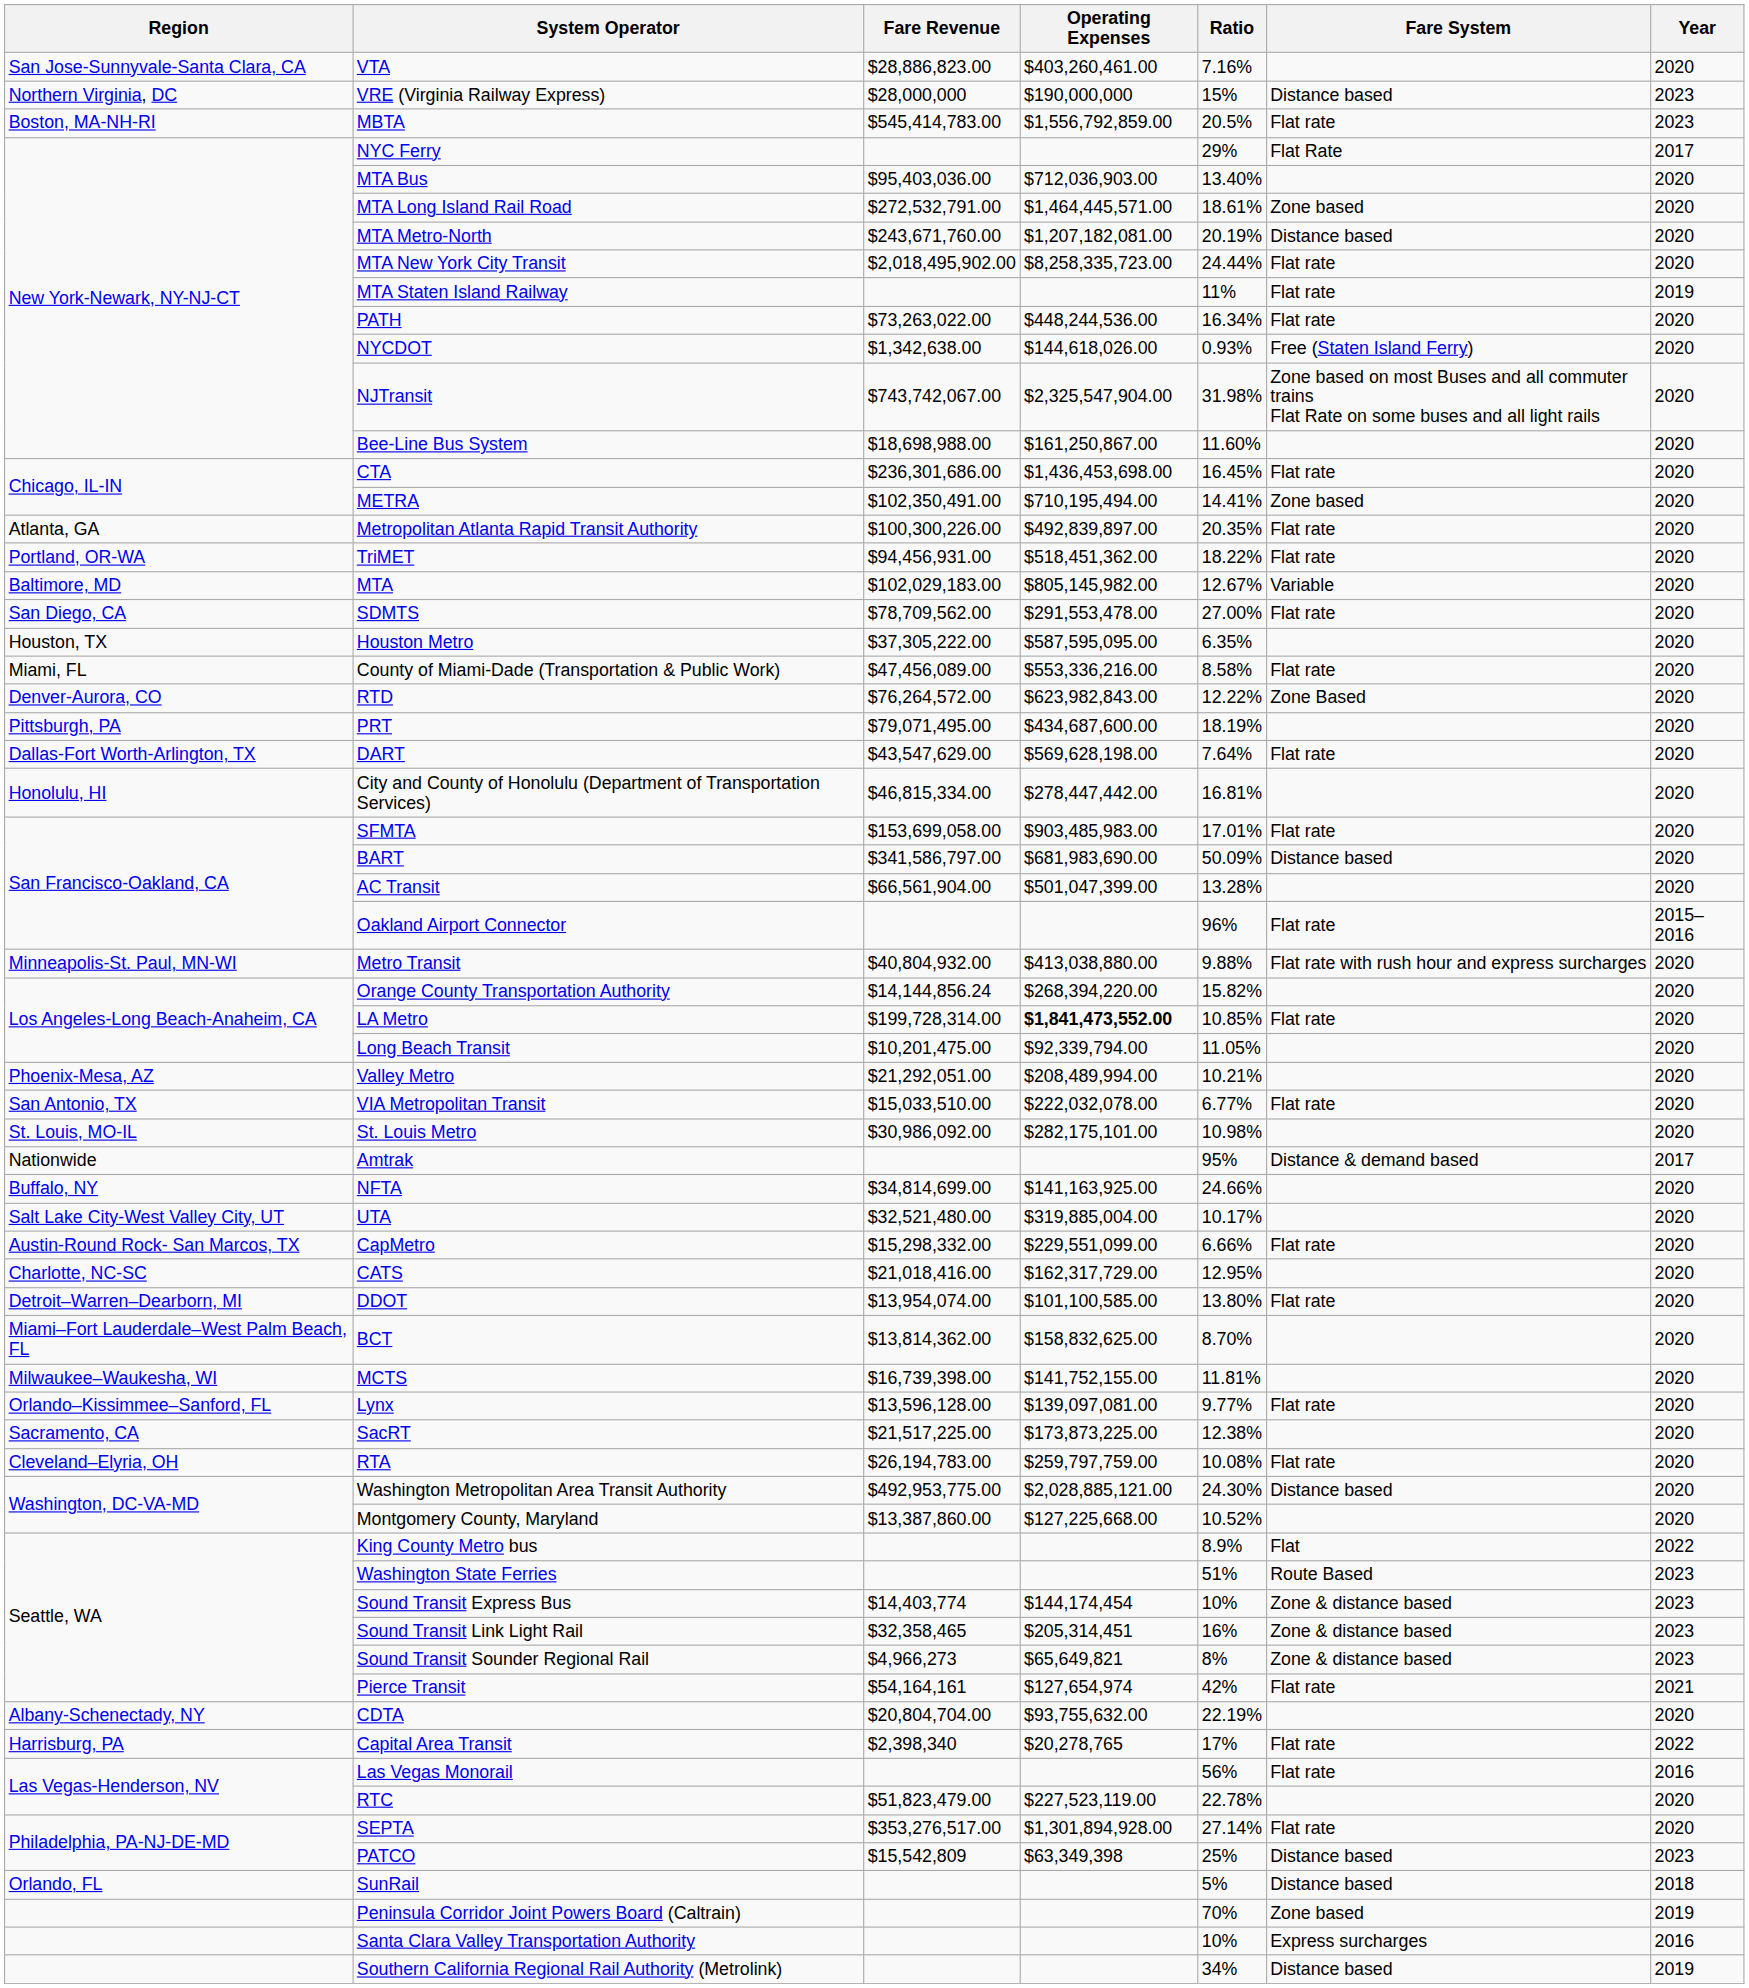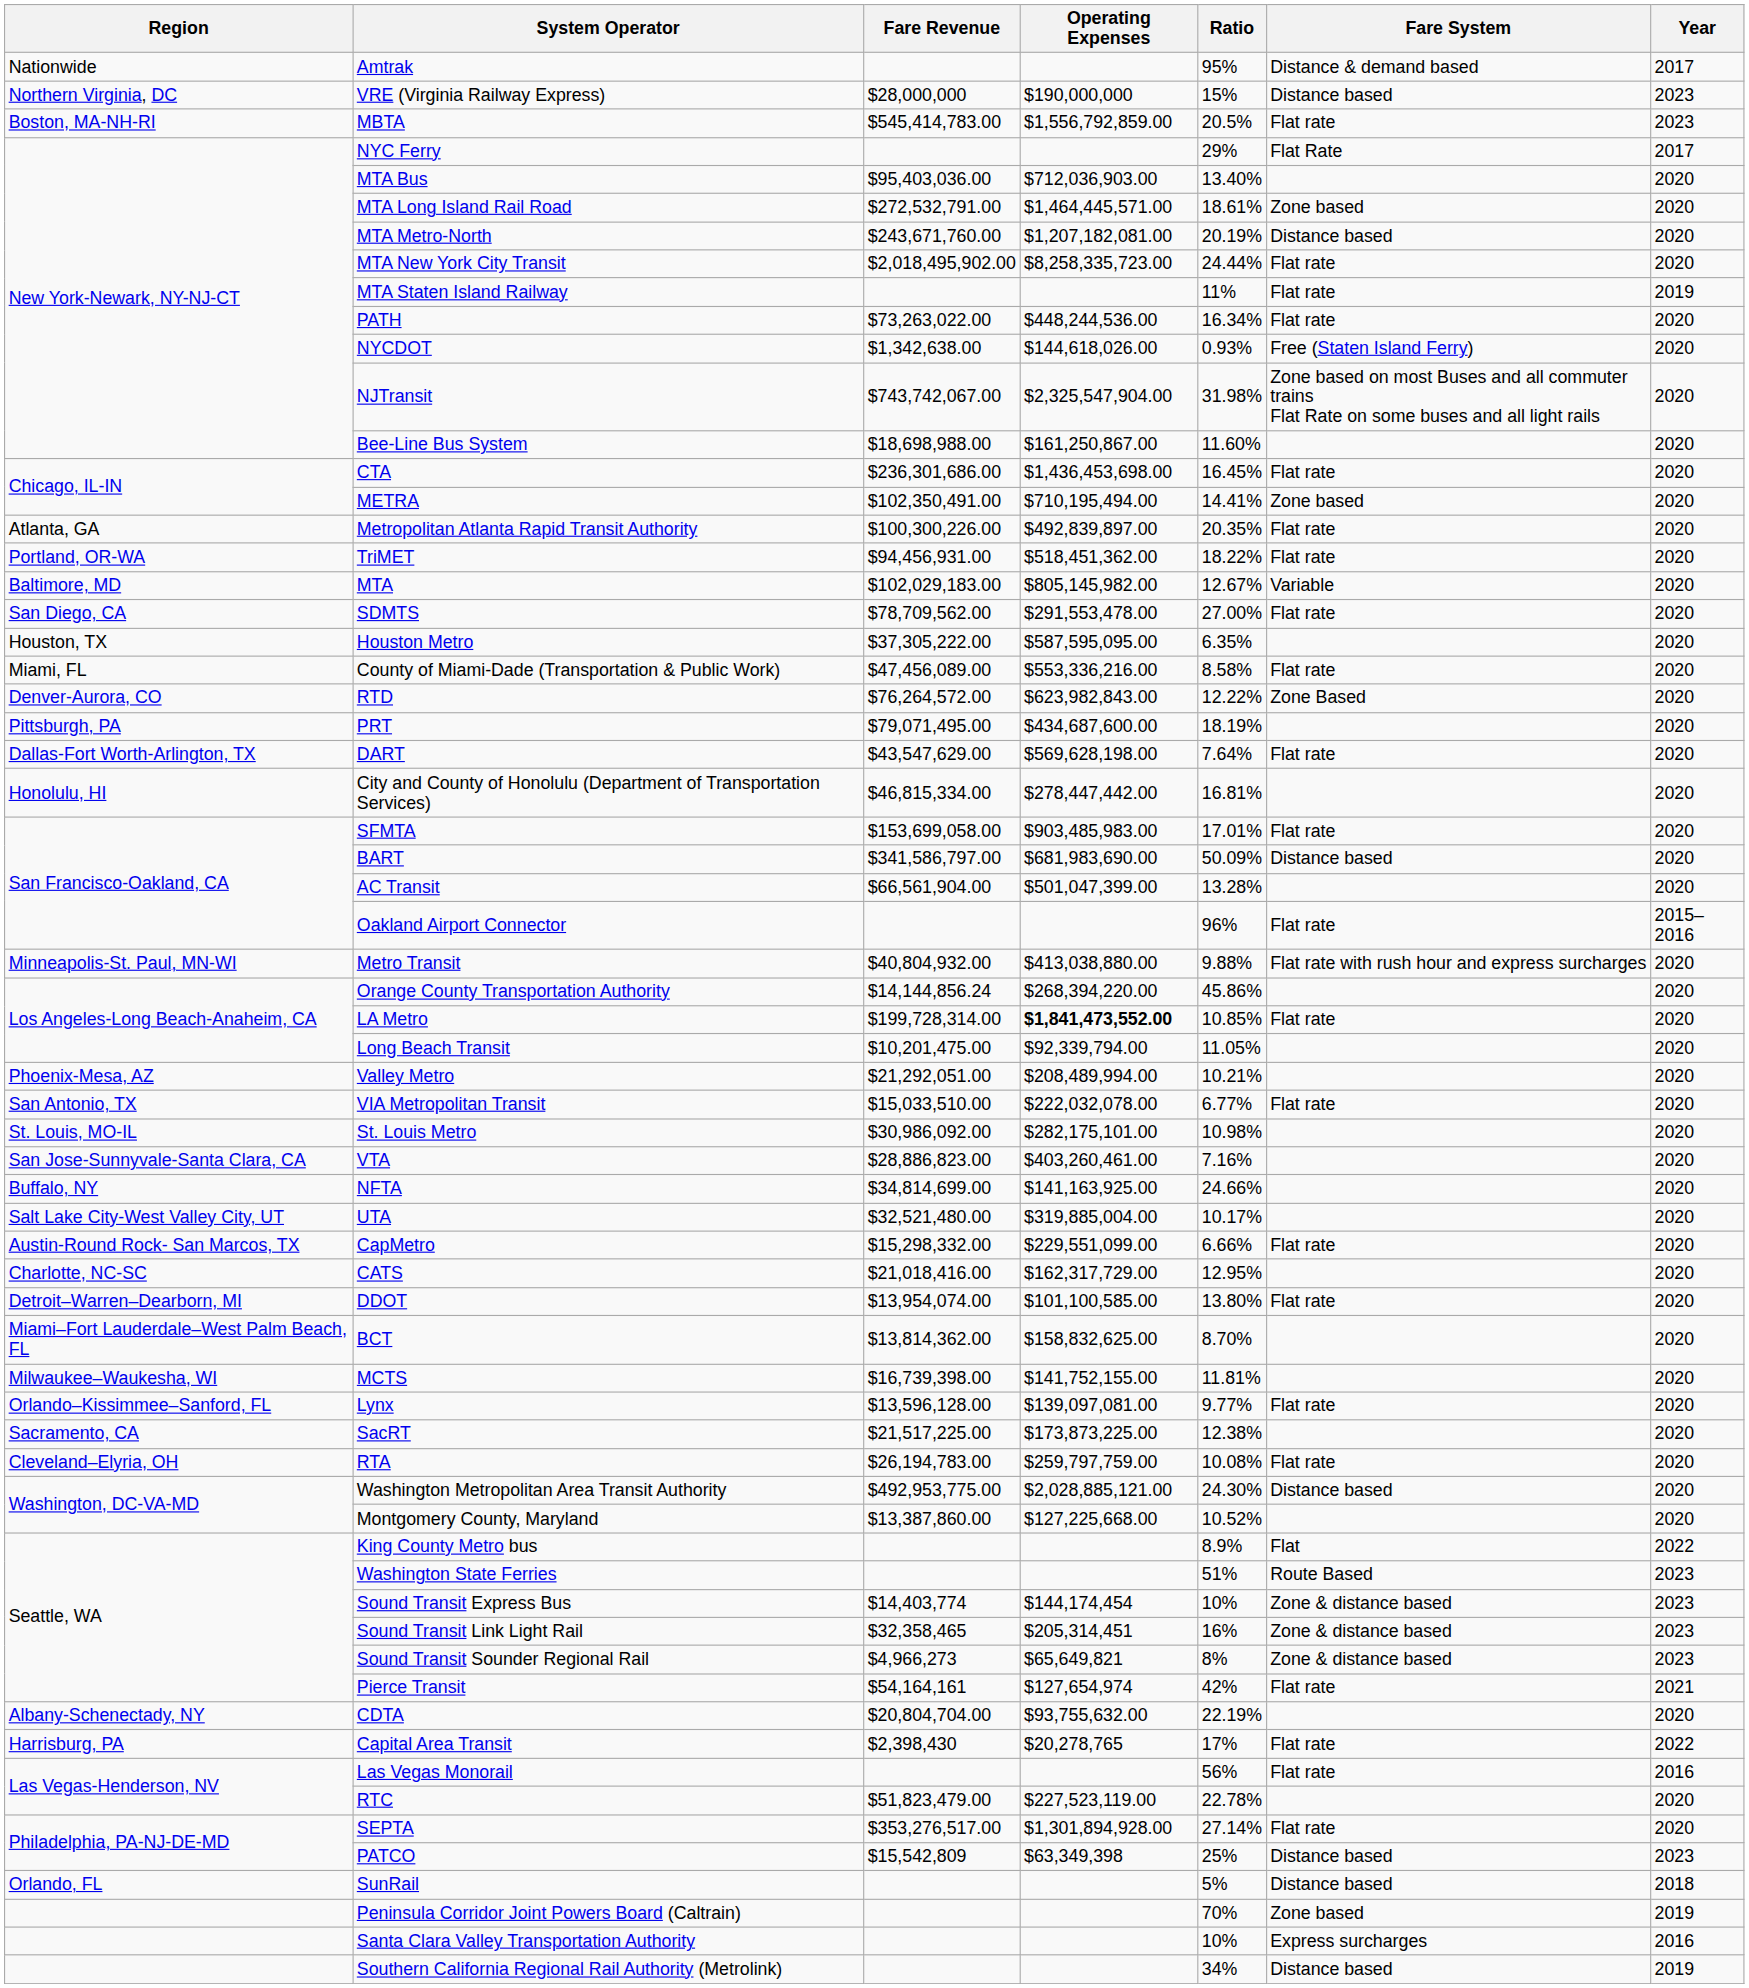rows swapped: (385, 1160) <-> (373, 66)
(1232, 991) 15.82% -> (1232, 991) 45.86%
(912, 1743) $2,398,340 -> (912, 1743) $2,398,430
